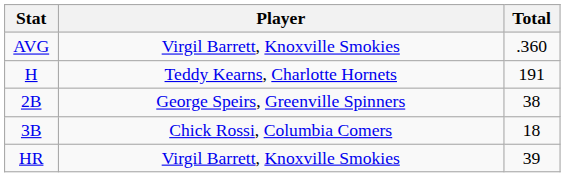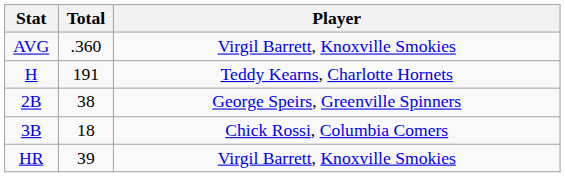columns swapped: (281, 18) <-> (532, 18)
